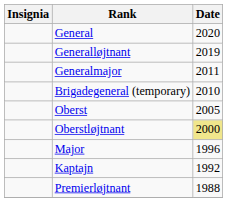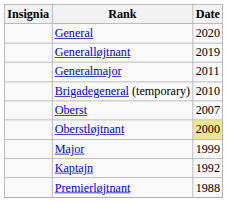(208, 110) 2005 -> (208, 110) 2007
(208, 149) 1996 -> (208, 149) 1999
